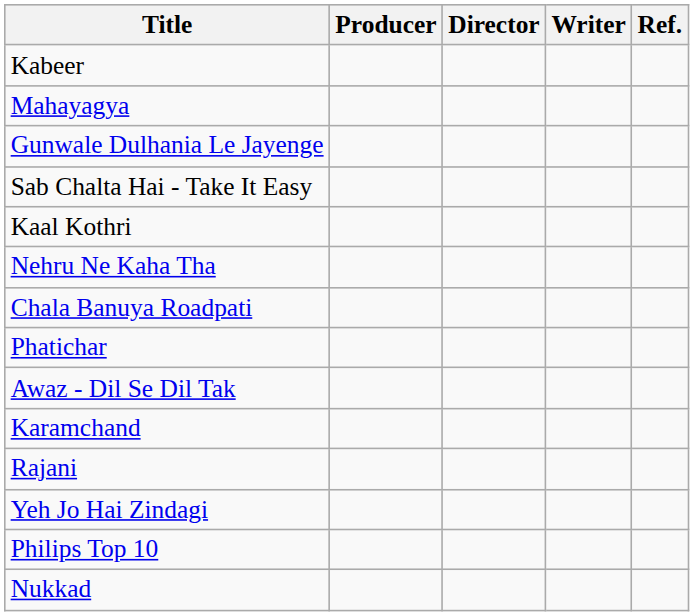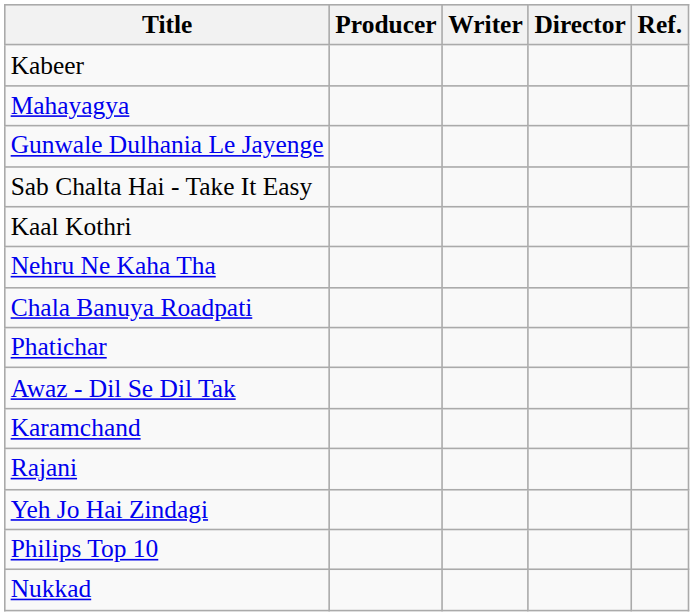columns swapped: (494, 24) <-> (589, 24)
